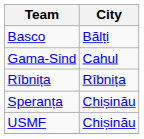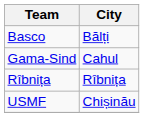- row: (35, 101)
